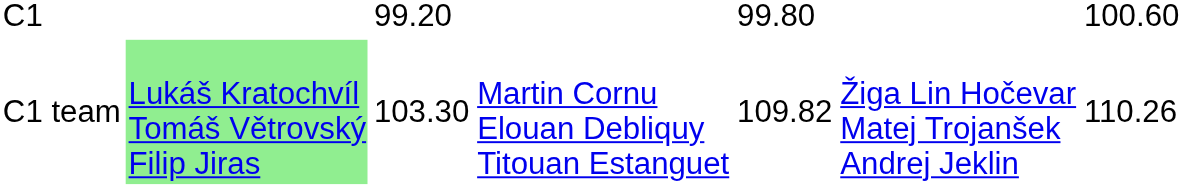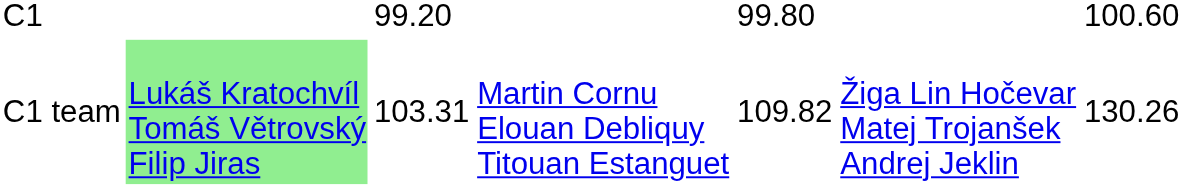(422, 111) 103.30 -> (422, 111) 103.31
(1130, 111) 110.26 -> (1132, 111) 130.26
